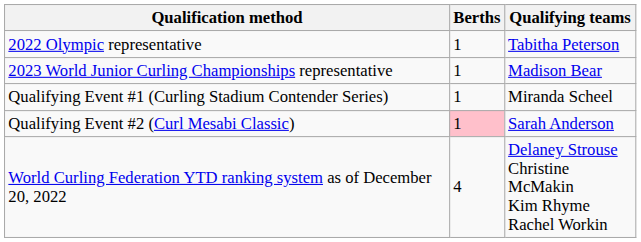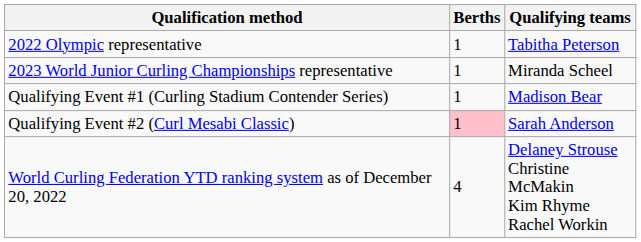(555, 70) Madison Bear -> (561, 70) Miranda Scheel
(561, 96) Miranda Scheel -> (555, 96) Madison Bear
